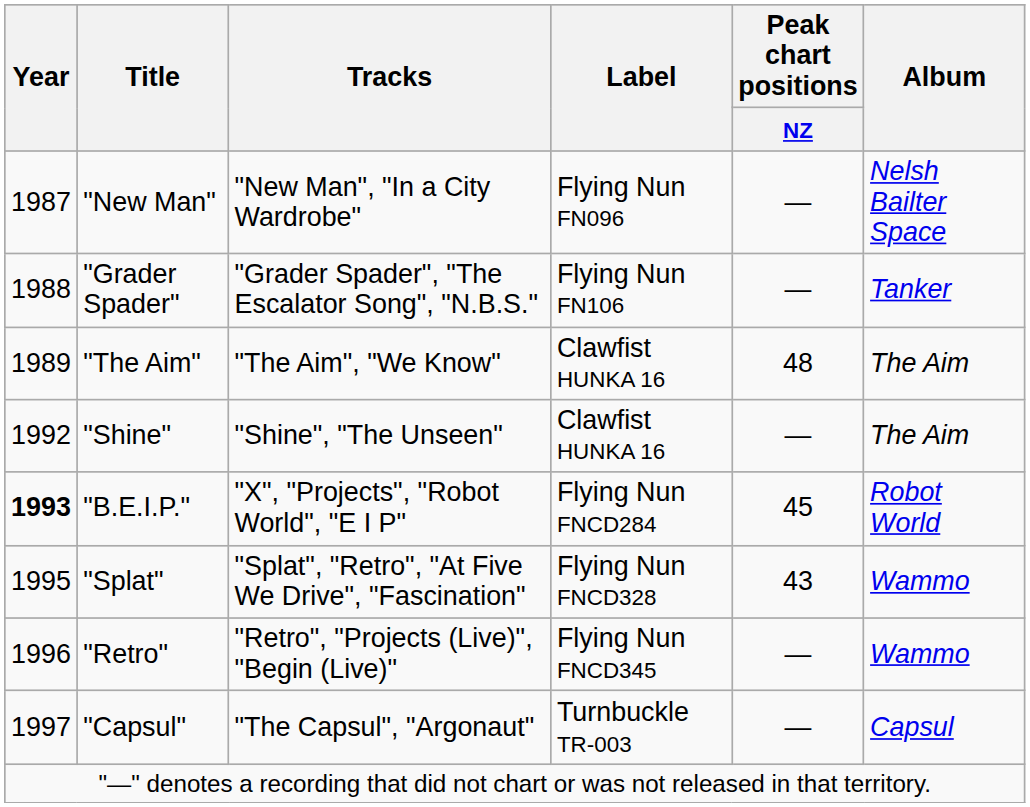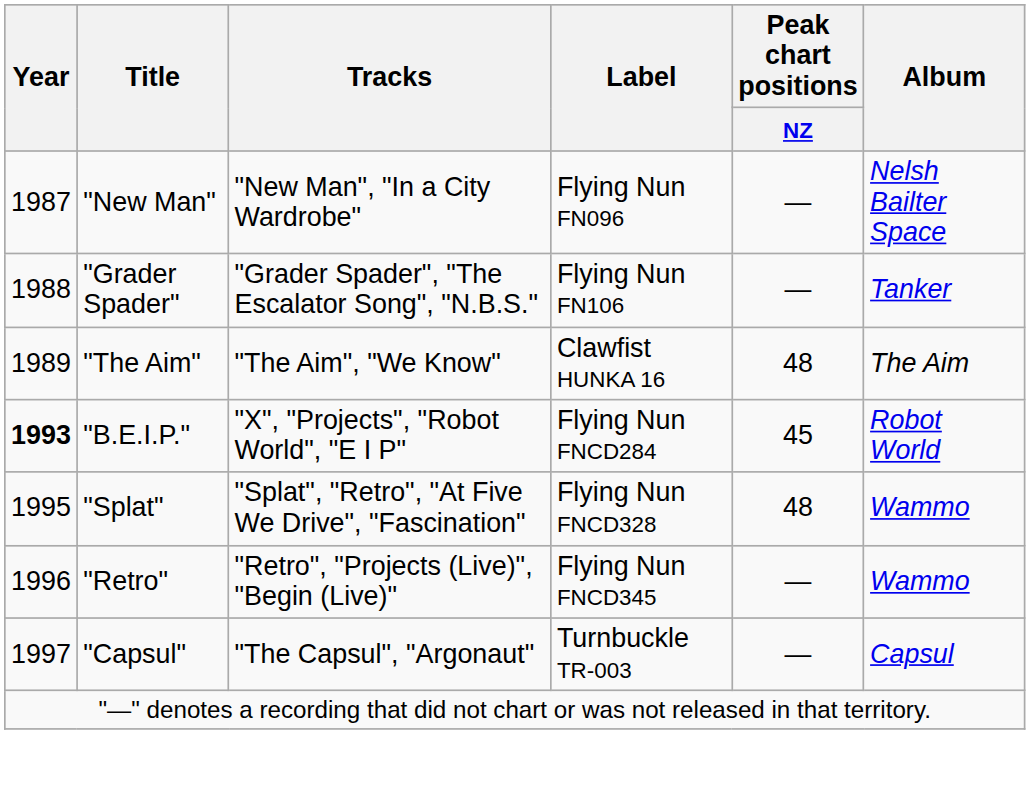- row: (127, 435)
(798, 581) 43 -> (798, 508) 48
